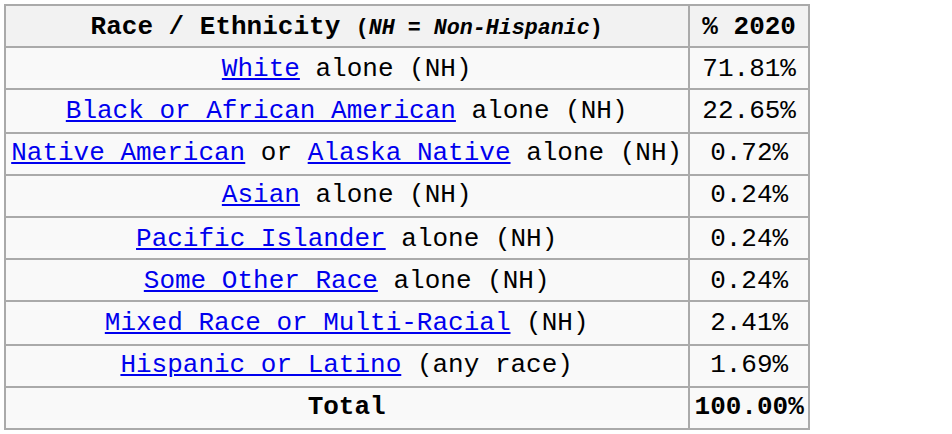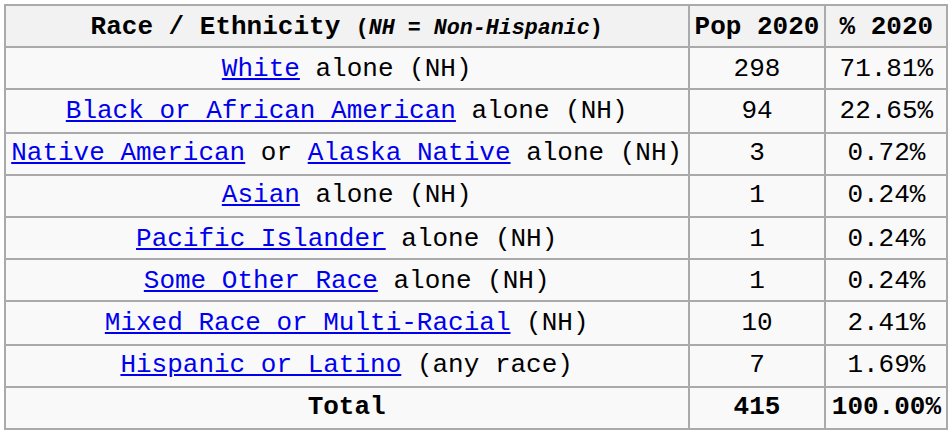+ column: (757, 26)
